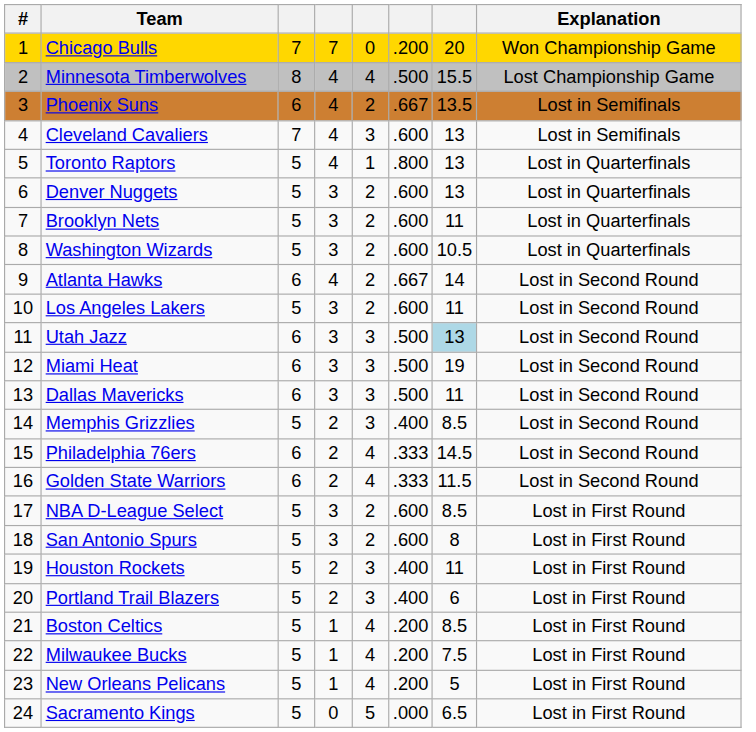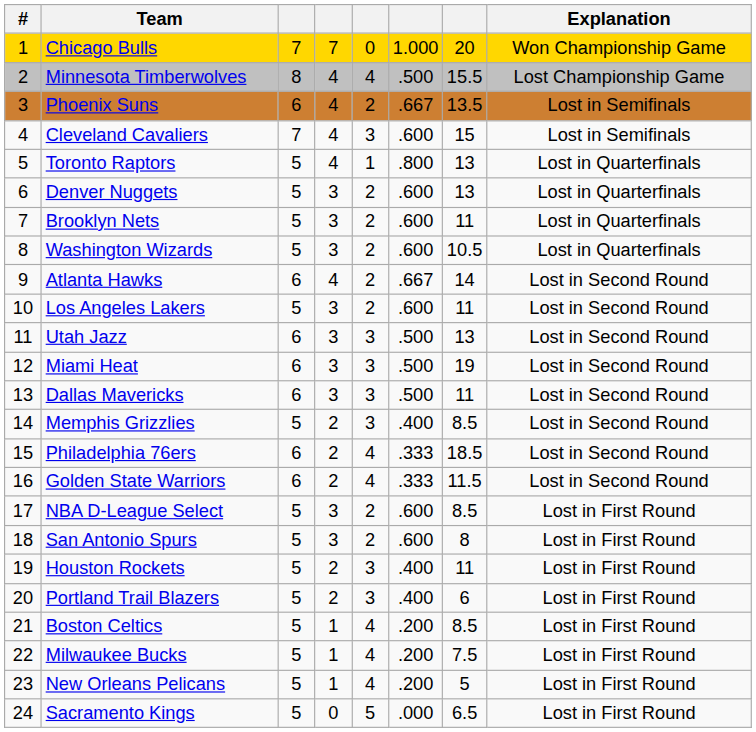(411, 47) .200 -> (416, 47) 1.000
(454, 134) 13 -> (465, 134) 15
(454, 337) lightblue background -> (465, 337) no background
(454, 452) 14.5 -> (465, 452) 18.5
